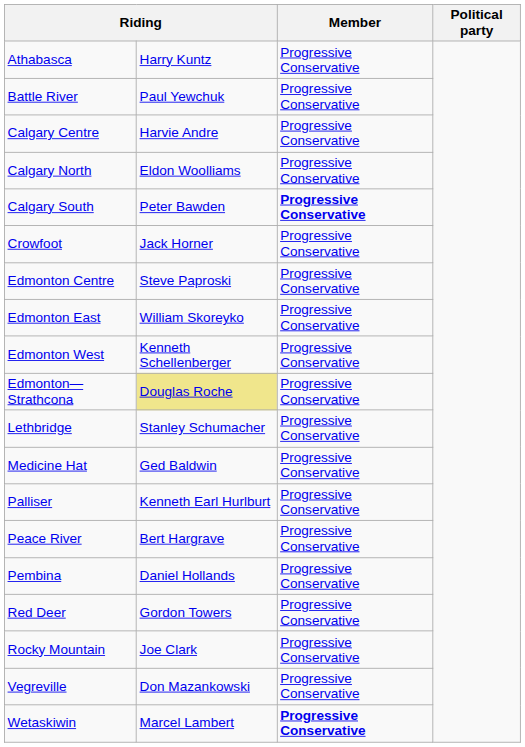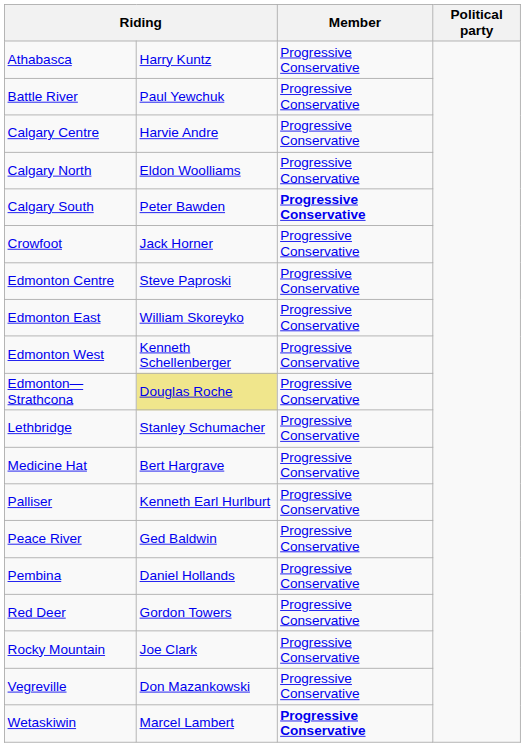(178, 465) Ged Baldwin -> (182, 465) Bert Hargrave
(182, 539) Bert Hargrave -> (178, 539) Ged Baldwin
